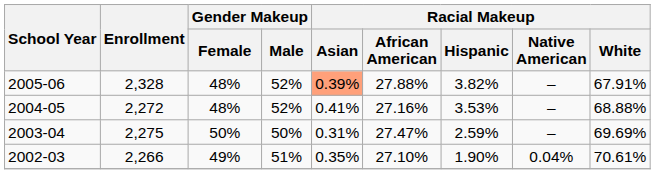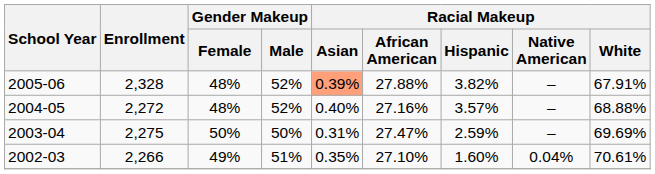(337, 108) 0.41% -> (337, 108) 0.40%
(477, 108) 3.53% -> (477, 108) 3.57%
(477, 157) 1.90% -> (477, 157) 1.60%
